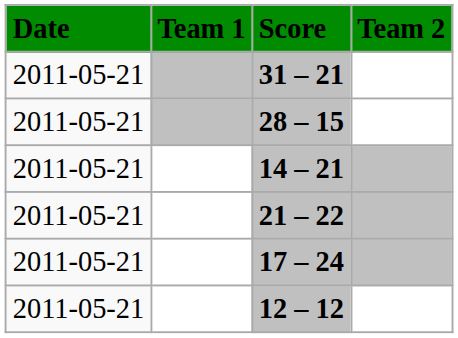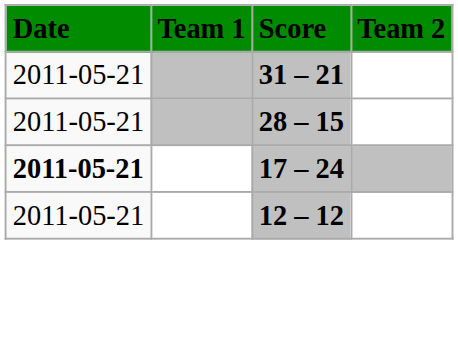- row: (301, 168)
- row: (301, 215)
(79, 262) normal -> (78, 168) bold
